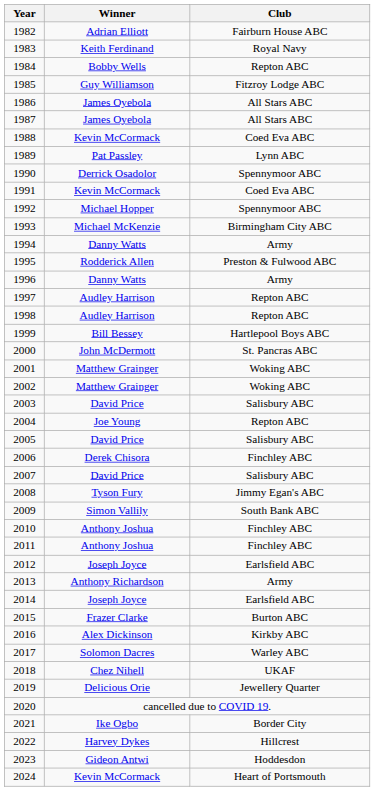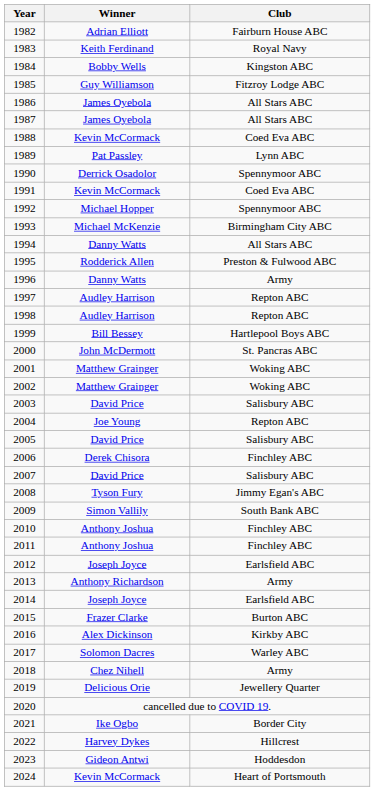(280, 66) Repton ABC -> (280, 66) Kingston ABC
(280, 244) Army -> (280, 244) All Stars ABC
(280, 670) UKAF -> (280, 670) Army
